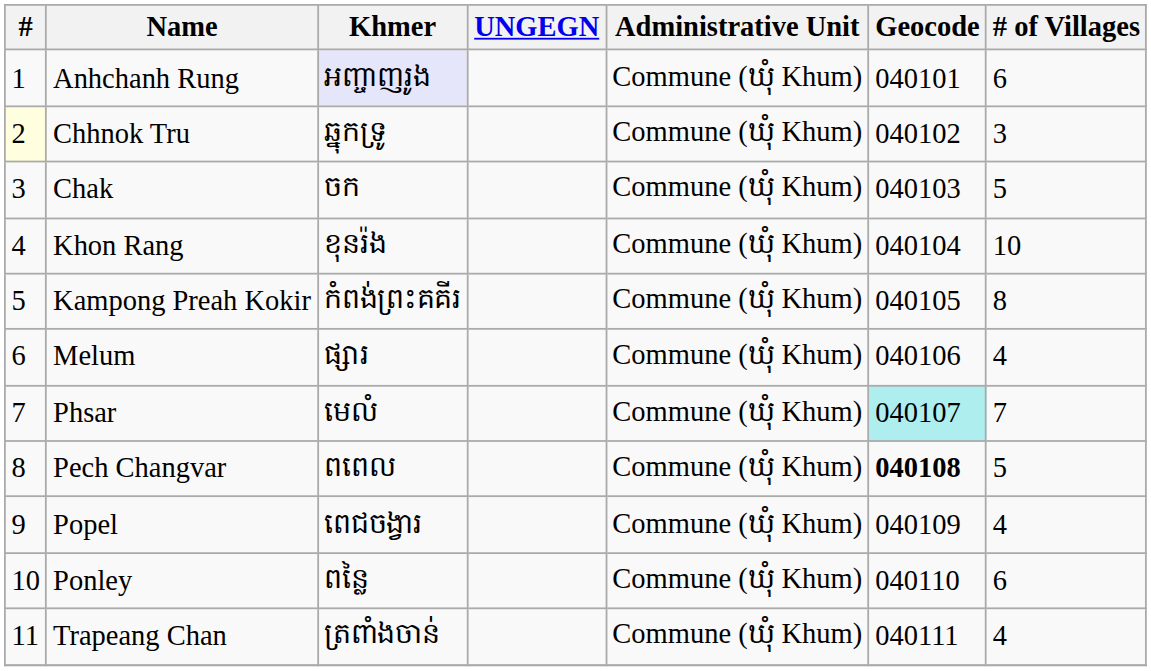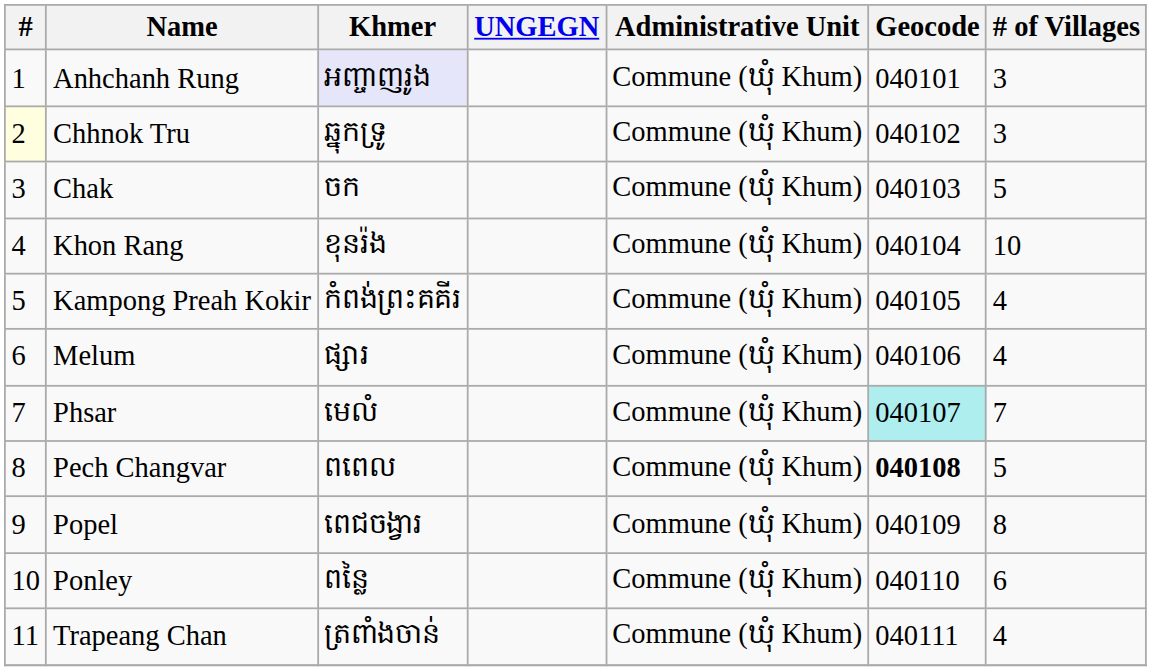(1000, 77) 6 -> (1000, 77) 3
(1000, 300) 8 -> (1000, 300) 4
(1000, 524) 4 -> (1000, 524) 8
